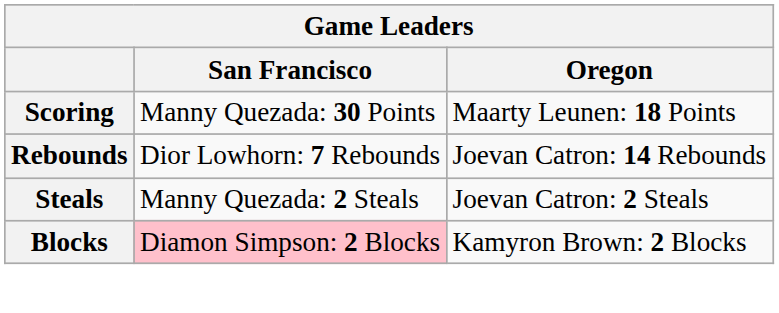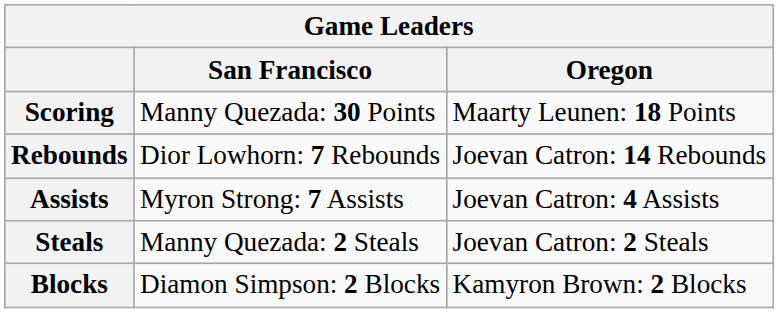+ row: (69, 198)
(290, 241) pink background -> (290, 284) no background
